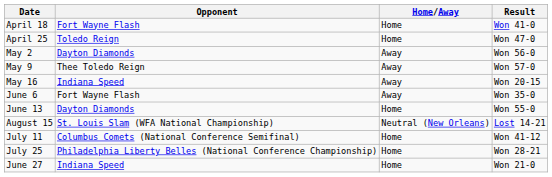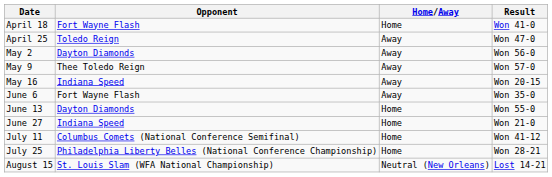(392, 39) Home -> (392, 39) Away
rows swapped: (24, 165) <-> (30, 123)
